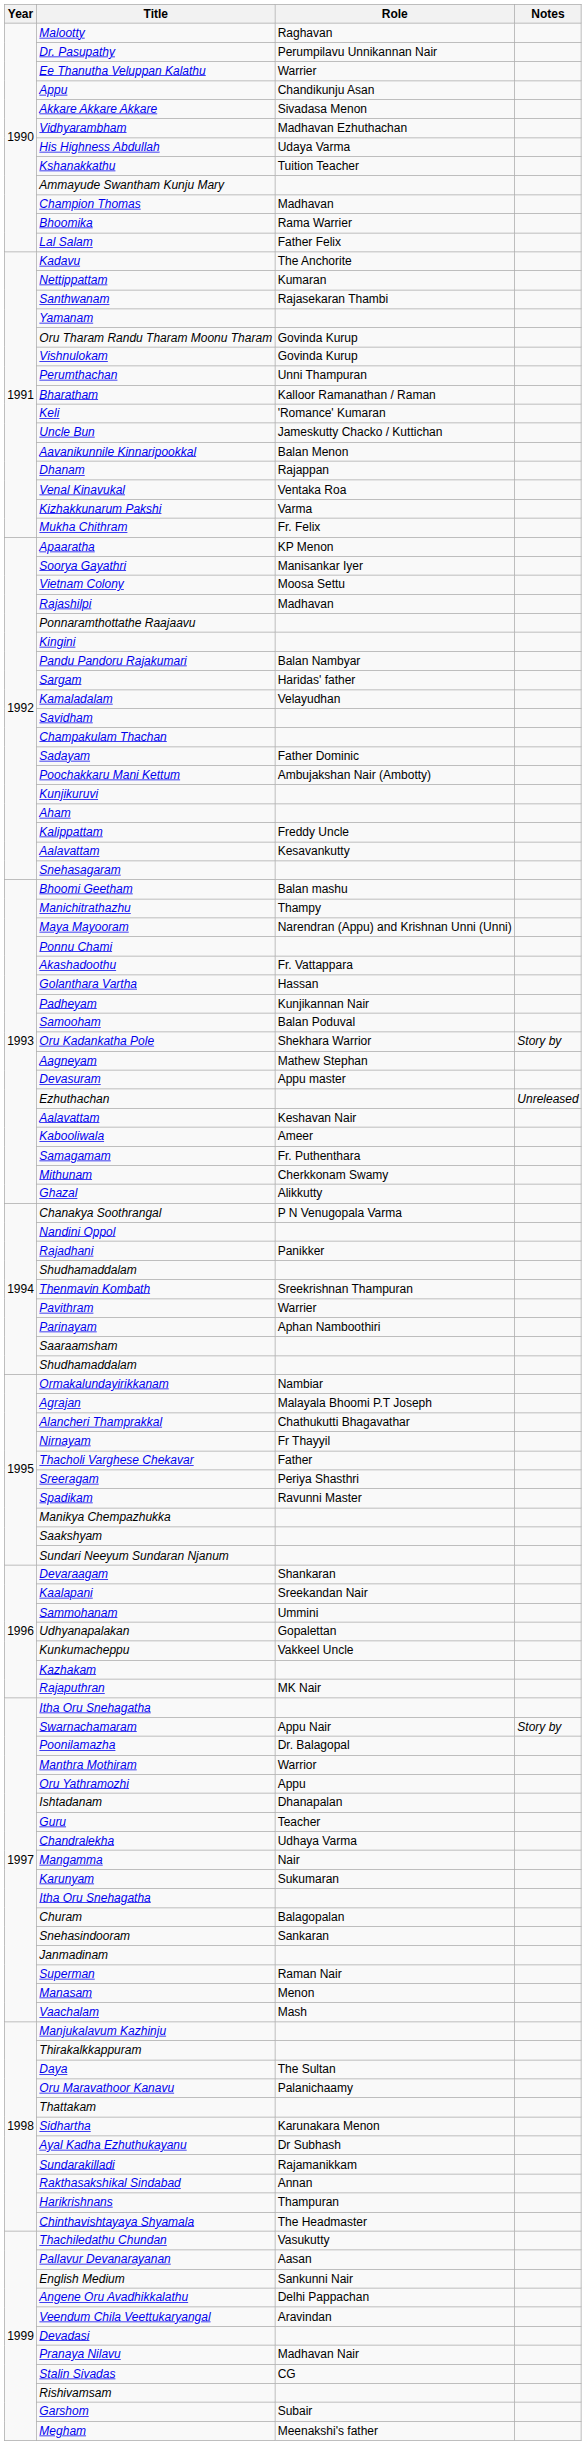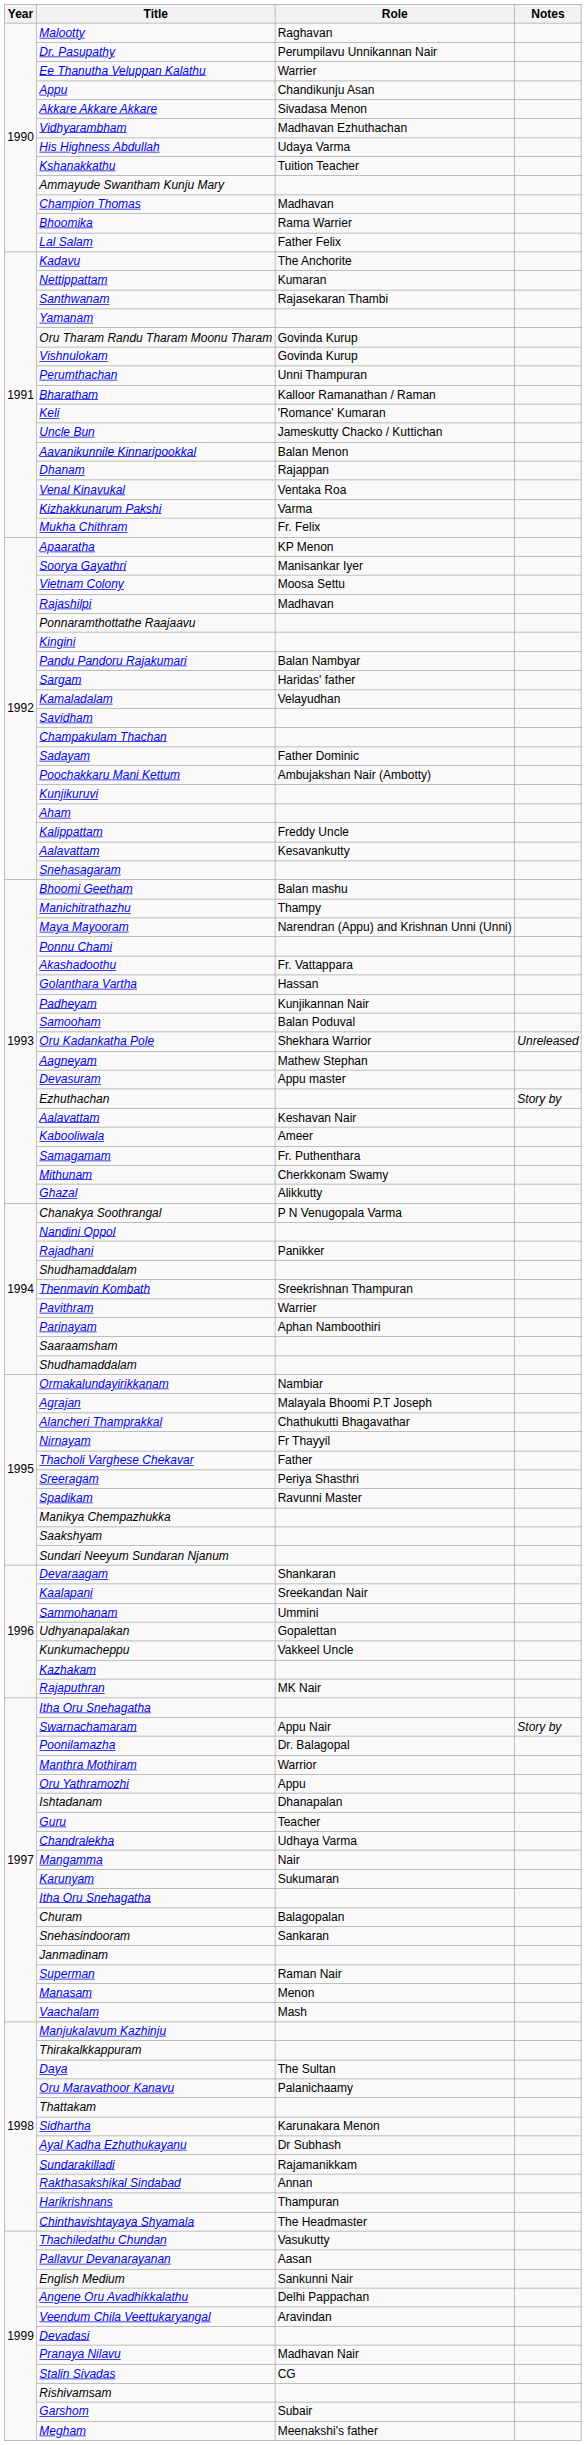(539, 1041) Story by -> (548, 1041) Unreleased
(548, 1098) Unreleased -> (539, 1098) Story by
